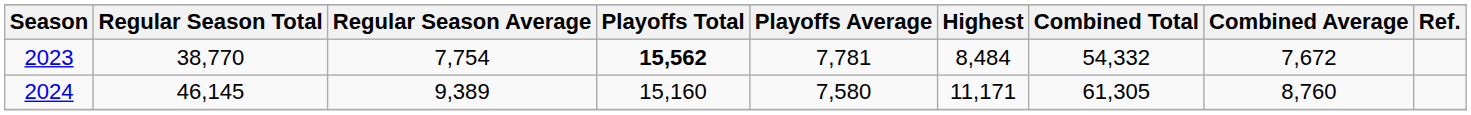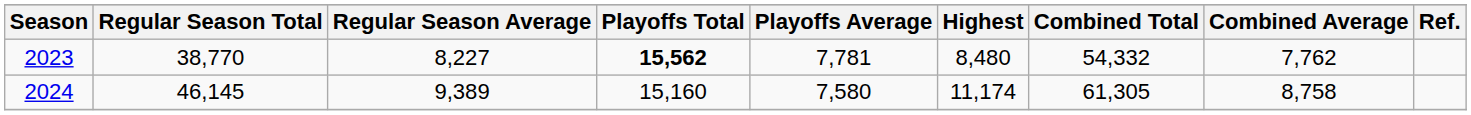(462, 57) 7,754 -> (462, 57) 8,227
(983, 57) 8,484 -> (983, 57) 8,480
(1309, 57) 7,672 -> (1309, 57) 7,762
(983, 92) 11,171 -> (983, 92) 11,174
(1309, 92) 8,760 -> (1309, 92) 8,758
